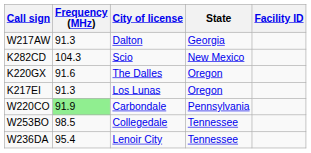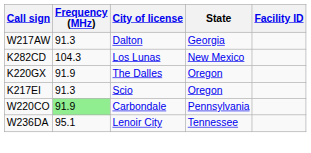(123, 57) Scio -> (136, 57) Los Lunas
(65, 73) 91.6 -> (65, 73) 91.9
(136, 90) Los Lunas -> (123, 90) Scio
- row: (28, 123)
(65, 139) 95.4 -> (65, 123) 95.1
